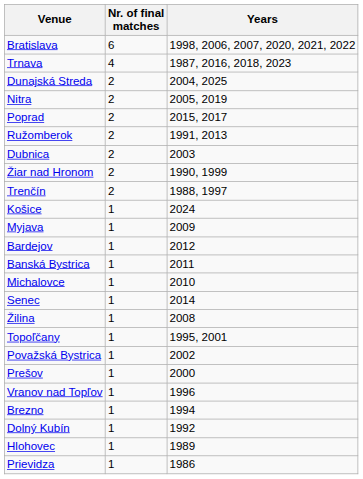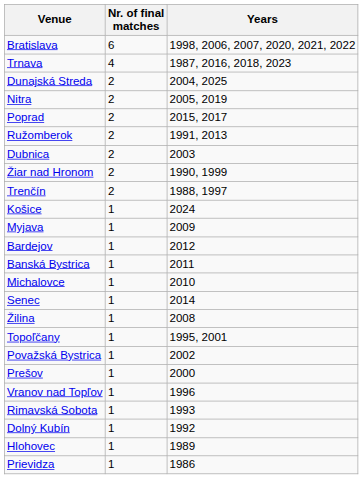- row: (25, 410)
+ row: (52, 410)
